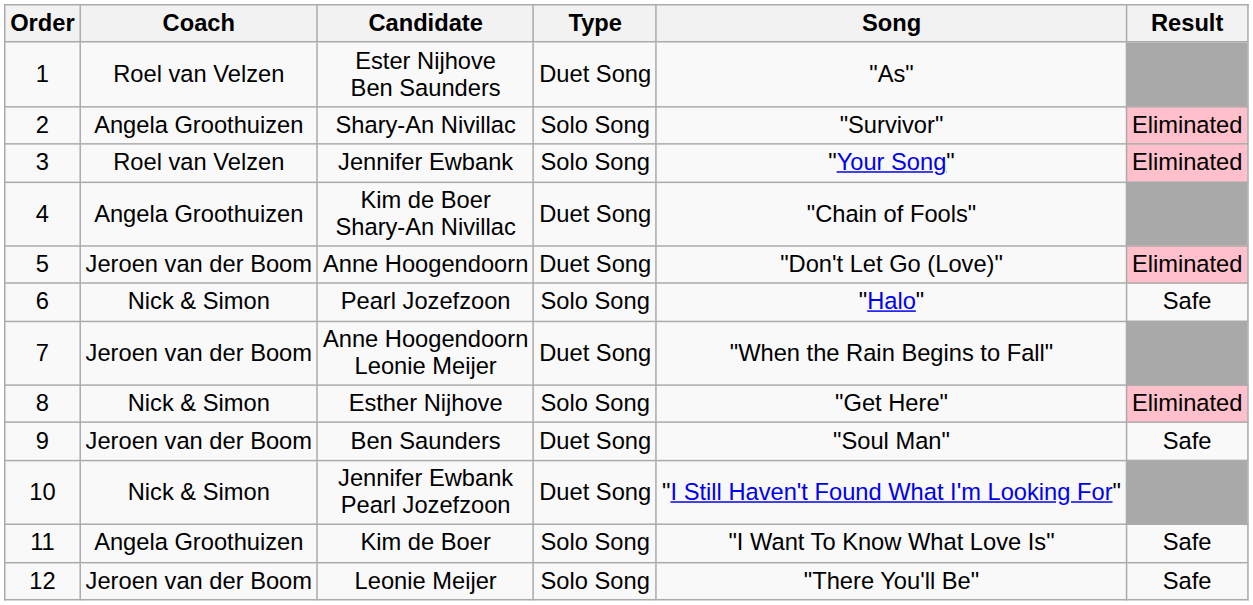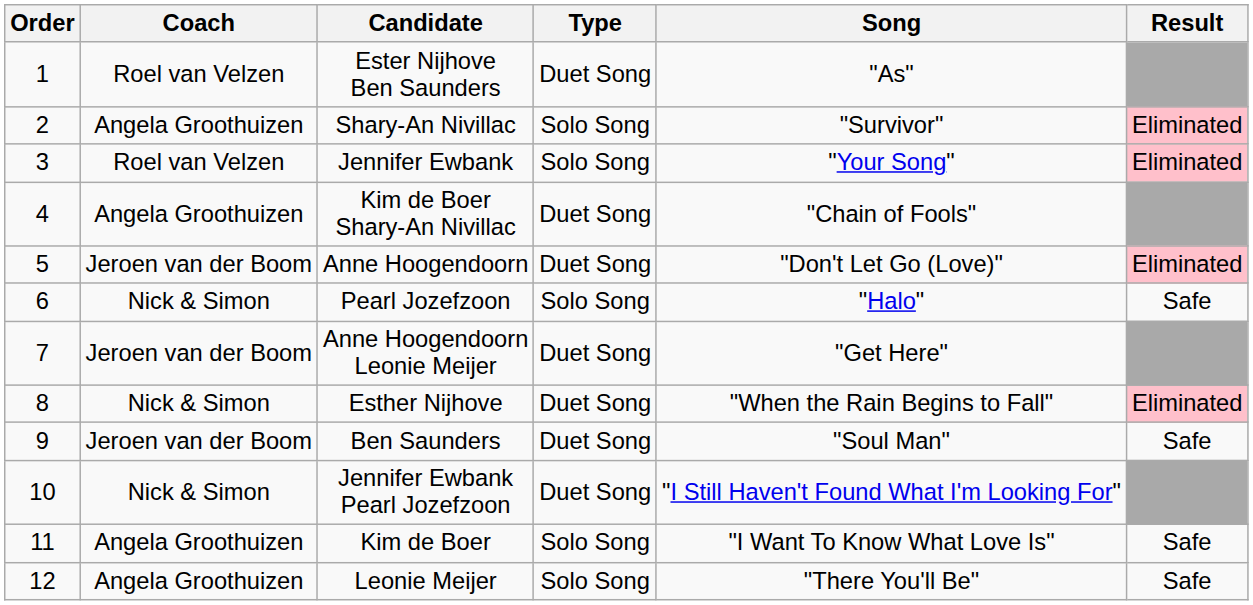(892, 352) "When the Rain Begins to Fall" -> (892, 352) "Get Here"
(595, 403) Solo Song -> (595, 403) Duet Song
(892, 403) "Get Here" -> (892, 403) "When the Rain Begins to Fall"
(199, 580) Jeroen van der Boom -> (199, 580) Angela Groothuizen
